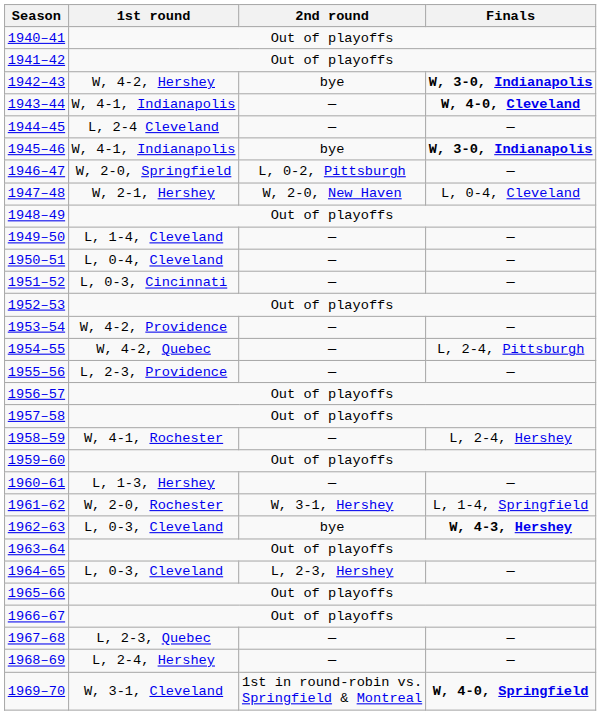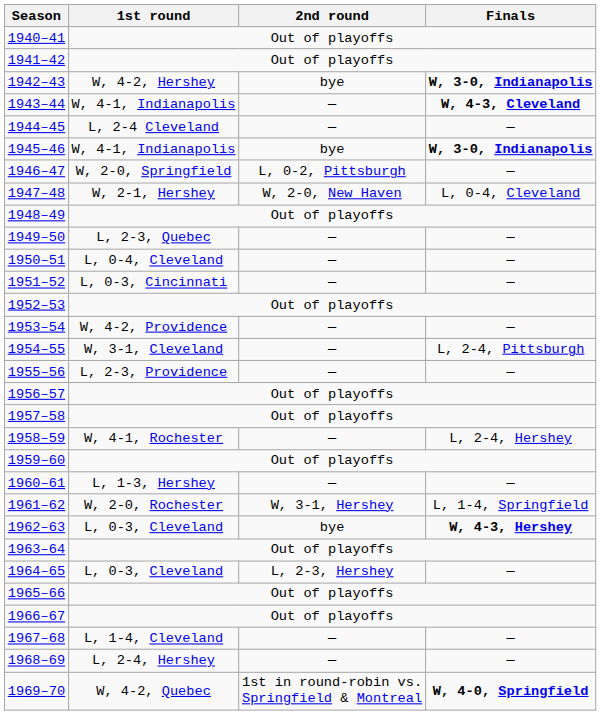(511, 105) W, 4-0, Cleveland -> (511, 105) W, 4-3, Cleveland
(154, 238) L, 1-4, Cleveland -> (154, 238) L, 2-3, Quebec
(154, 349) W, 4-2, Quebec -> (154, 349) W, 3-1, Cleveland
(154, 639) L, 2-3, Quebec -> (154, 639) L, 1-4, Cleveland
(154, 691) W, 3-1, Cleveland -> (154, 691) W, 4-2, Quebec
